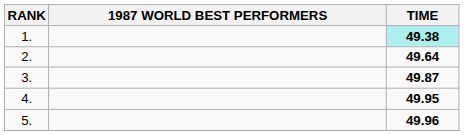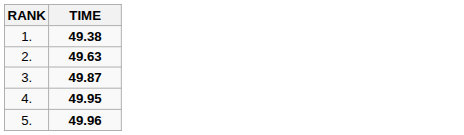- column: (218, 15)
(423, 36) paleturquoise background -> (85, 36) no background
(423, 57) 49.64 -> (85, 57) 49.63
